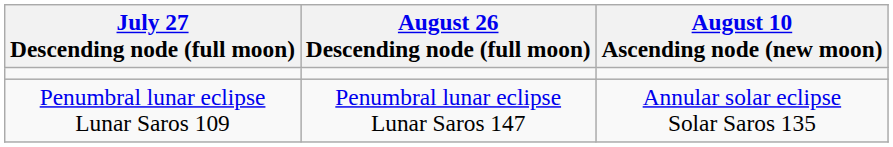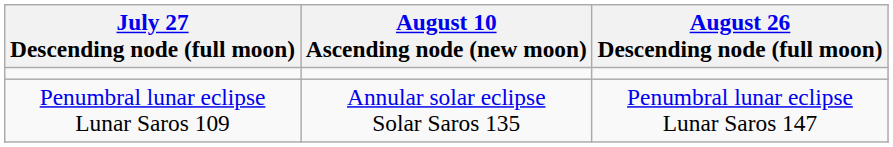columns swapped: (742, 36) <-> (448, 36)
